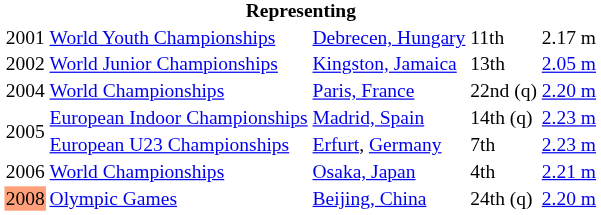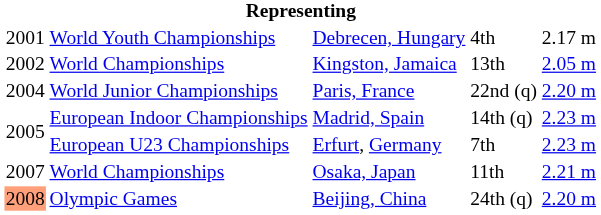(487, 37) 11th -> (483, 37) 4th
(164, 64) World Junior Championships -> (137, 64) World Championships
(137, 91) World Championships -> (164, 91) World Junior Championships
(25, 171) 2006 -> (25, 171) 2007
(483, 171) 4th -> (487, 171) 11th
